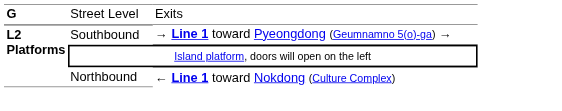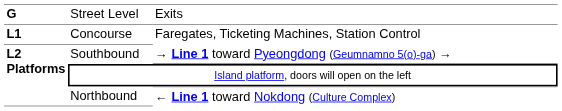+ row: (101, 34)
